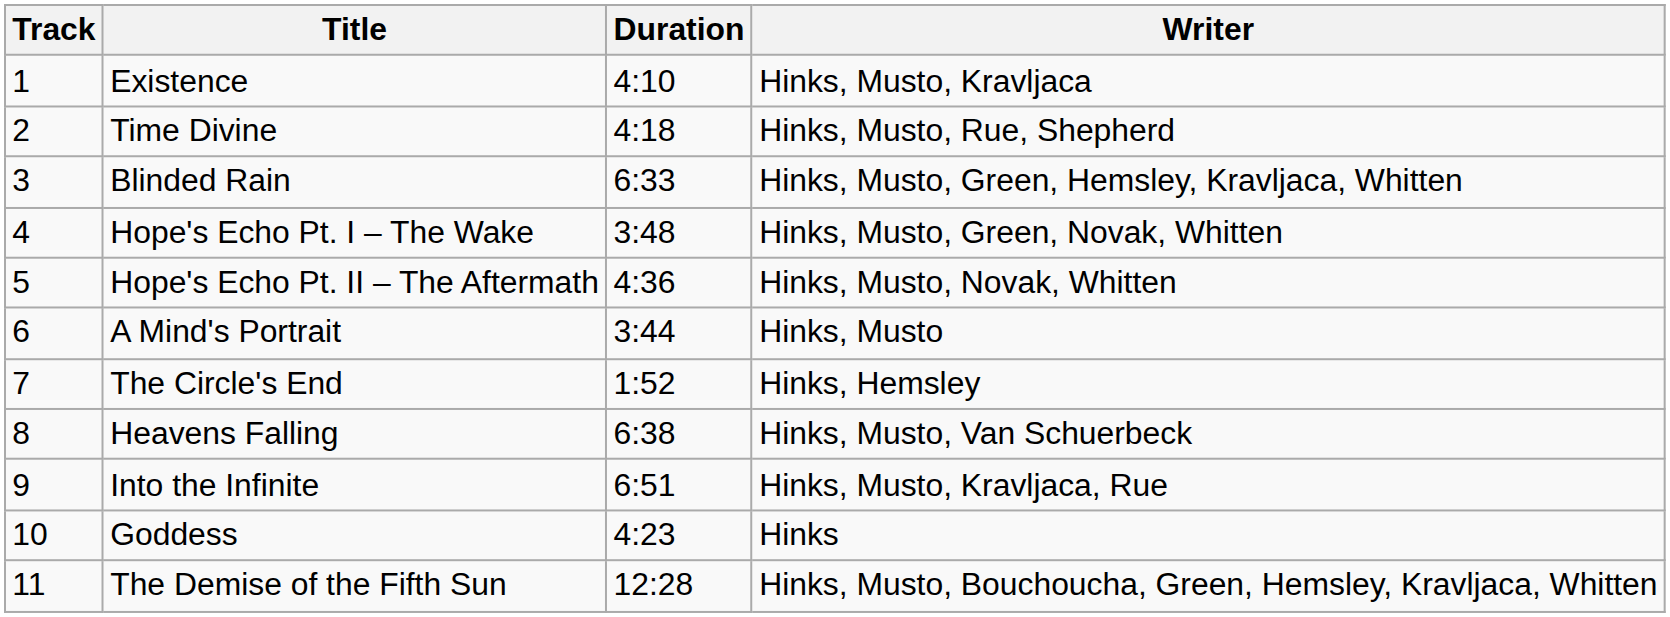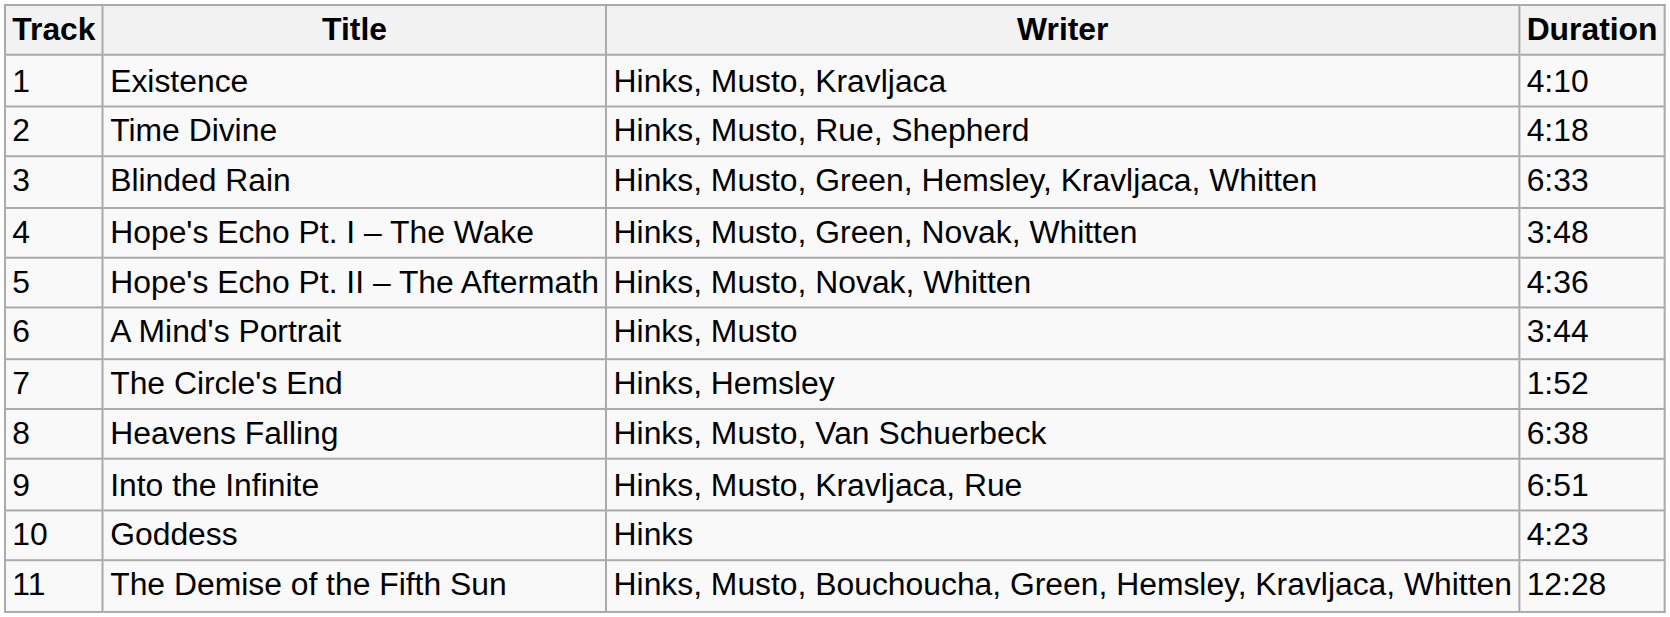columns swapped: (1208, 29) <-> (679, 29)
